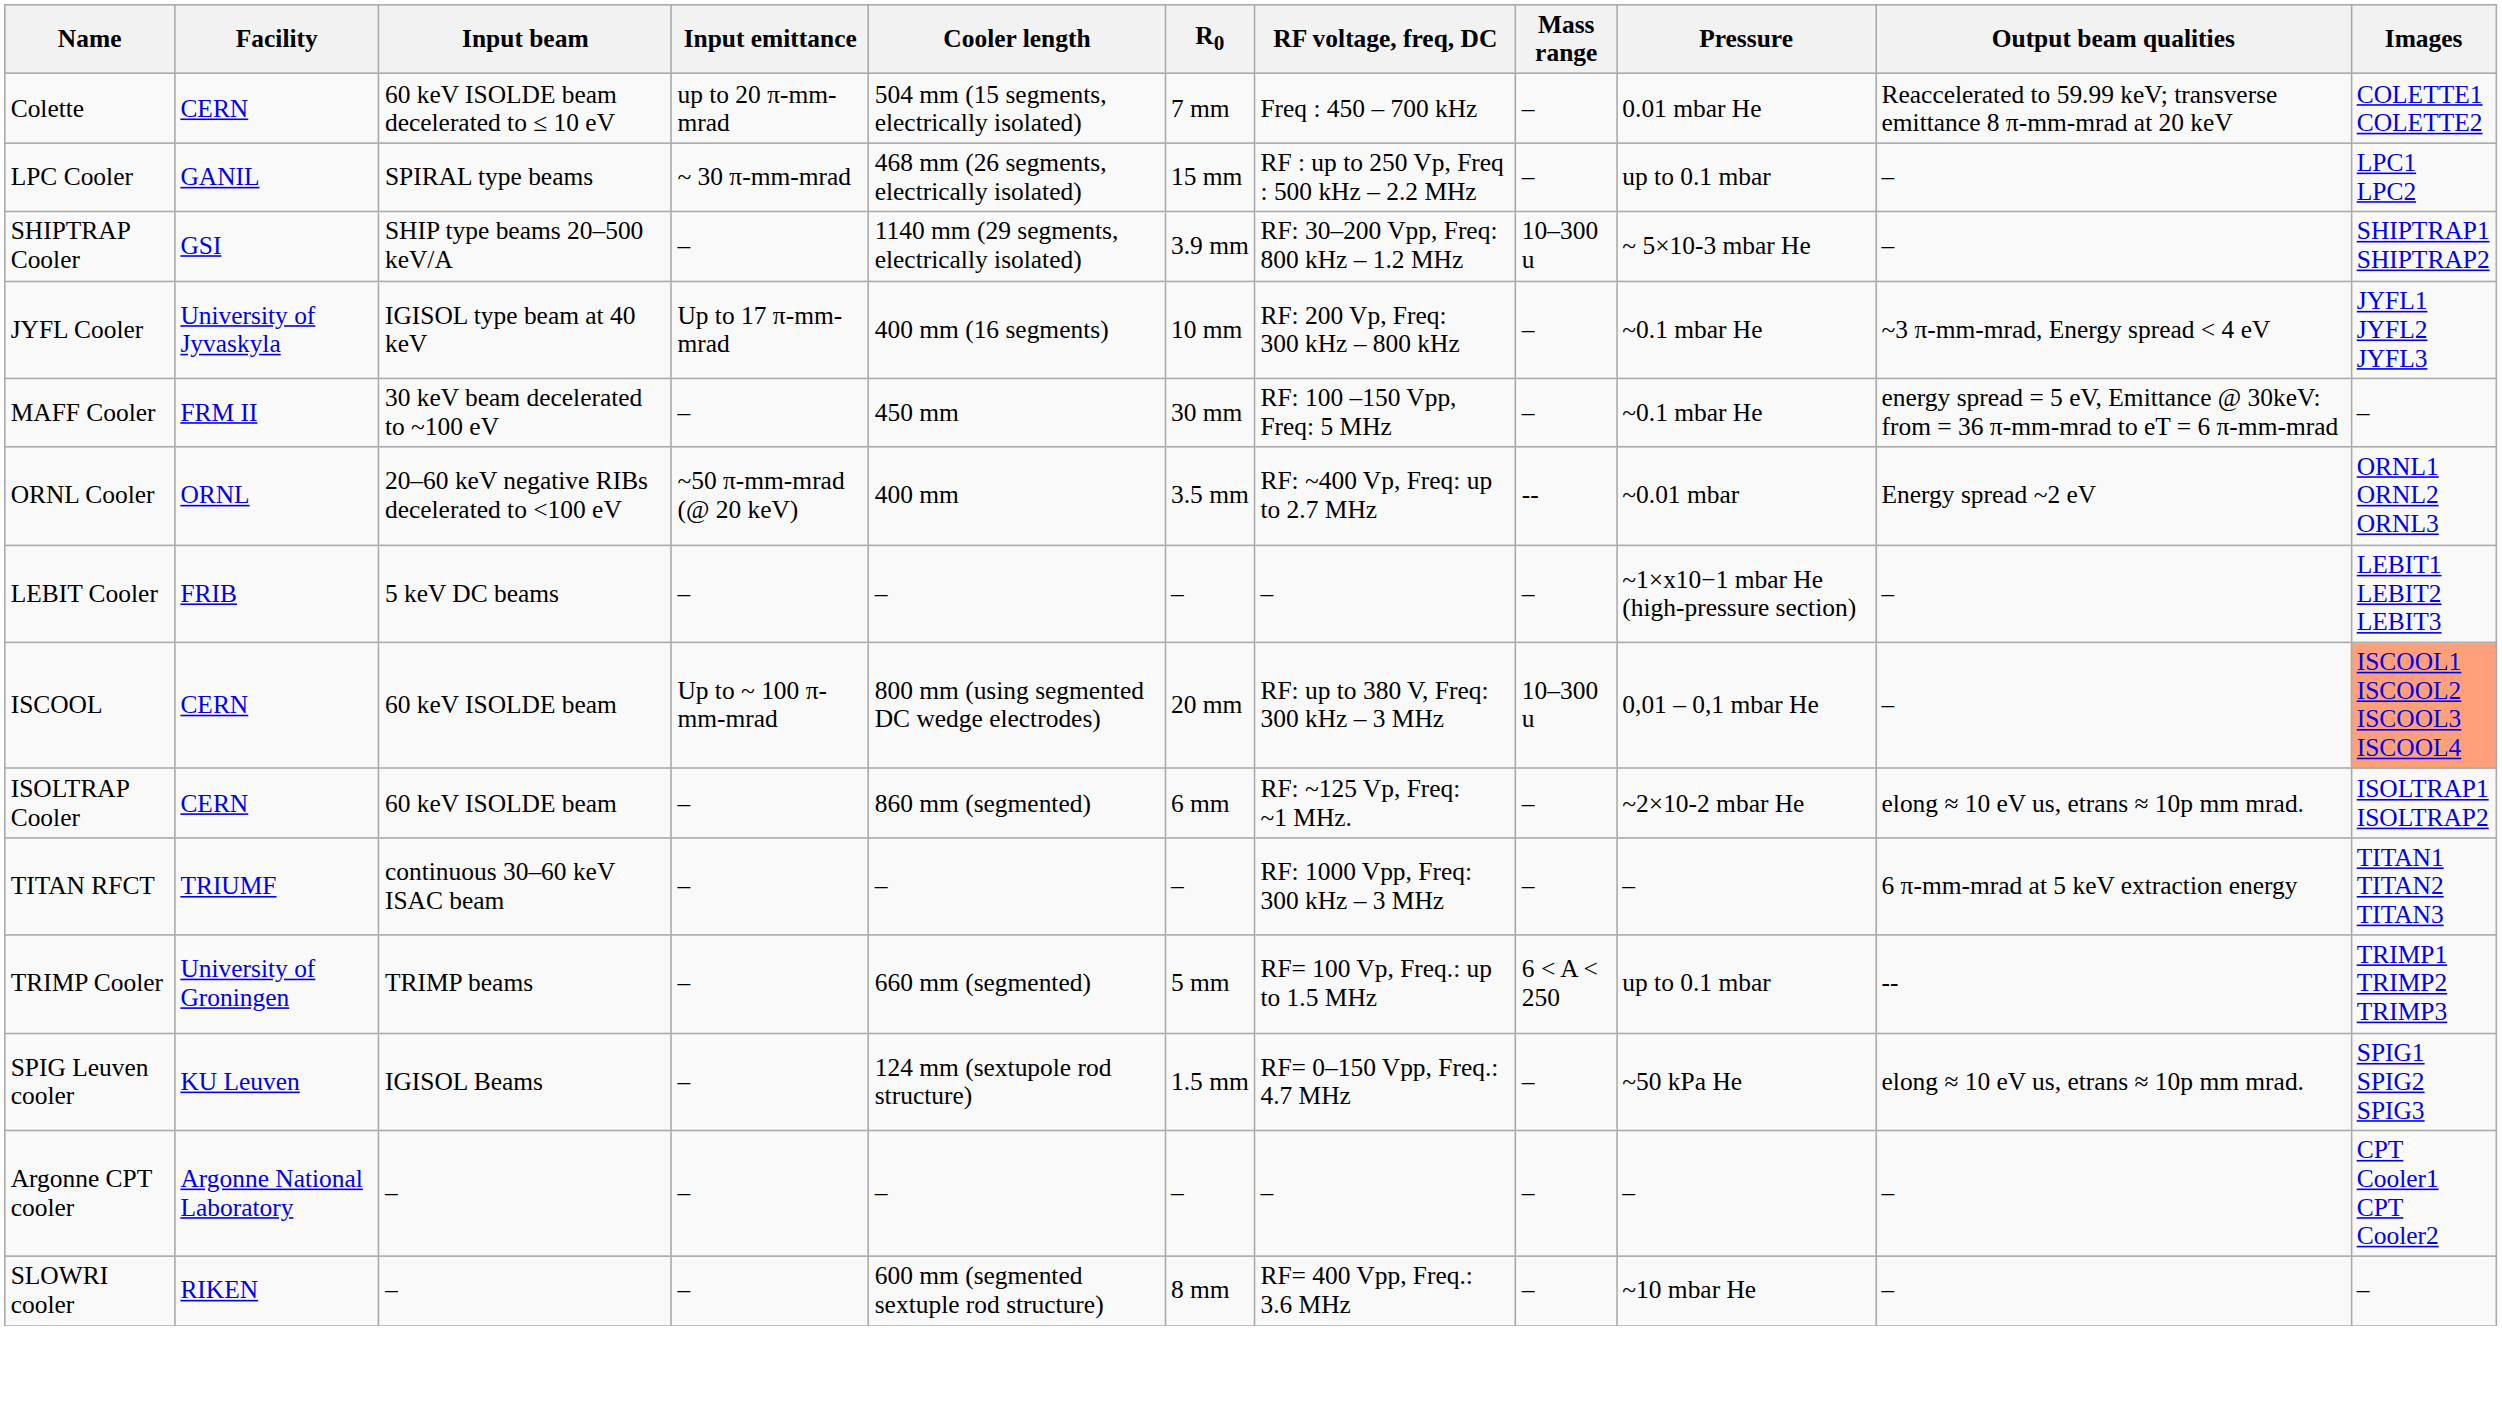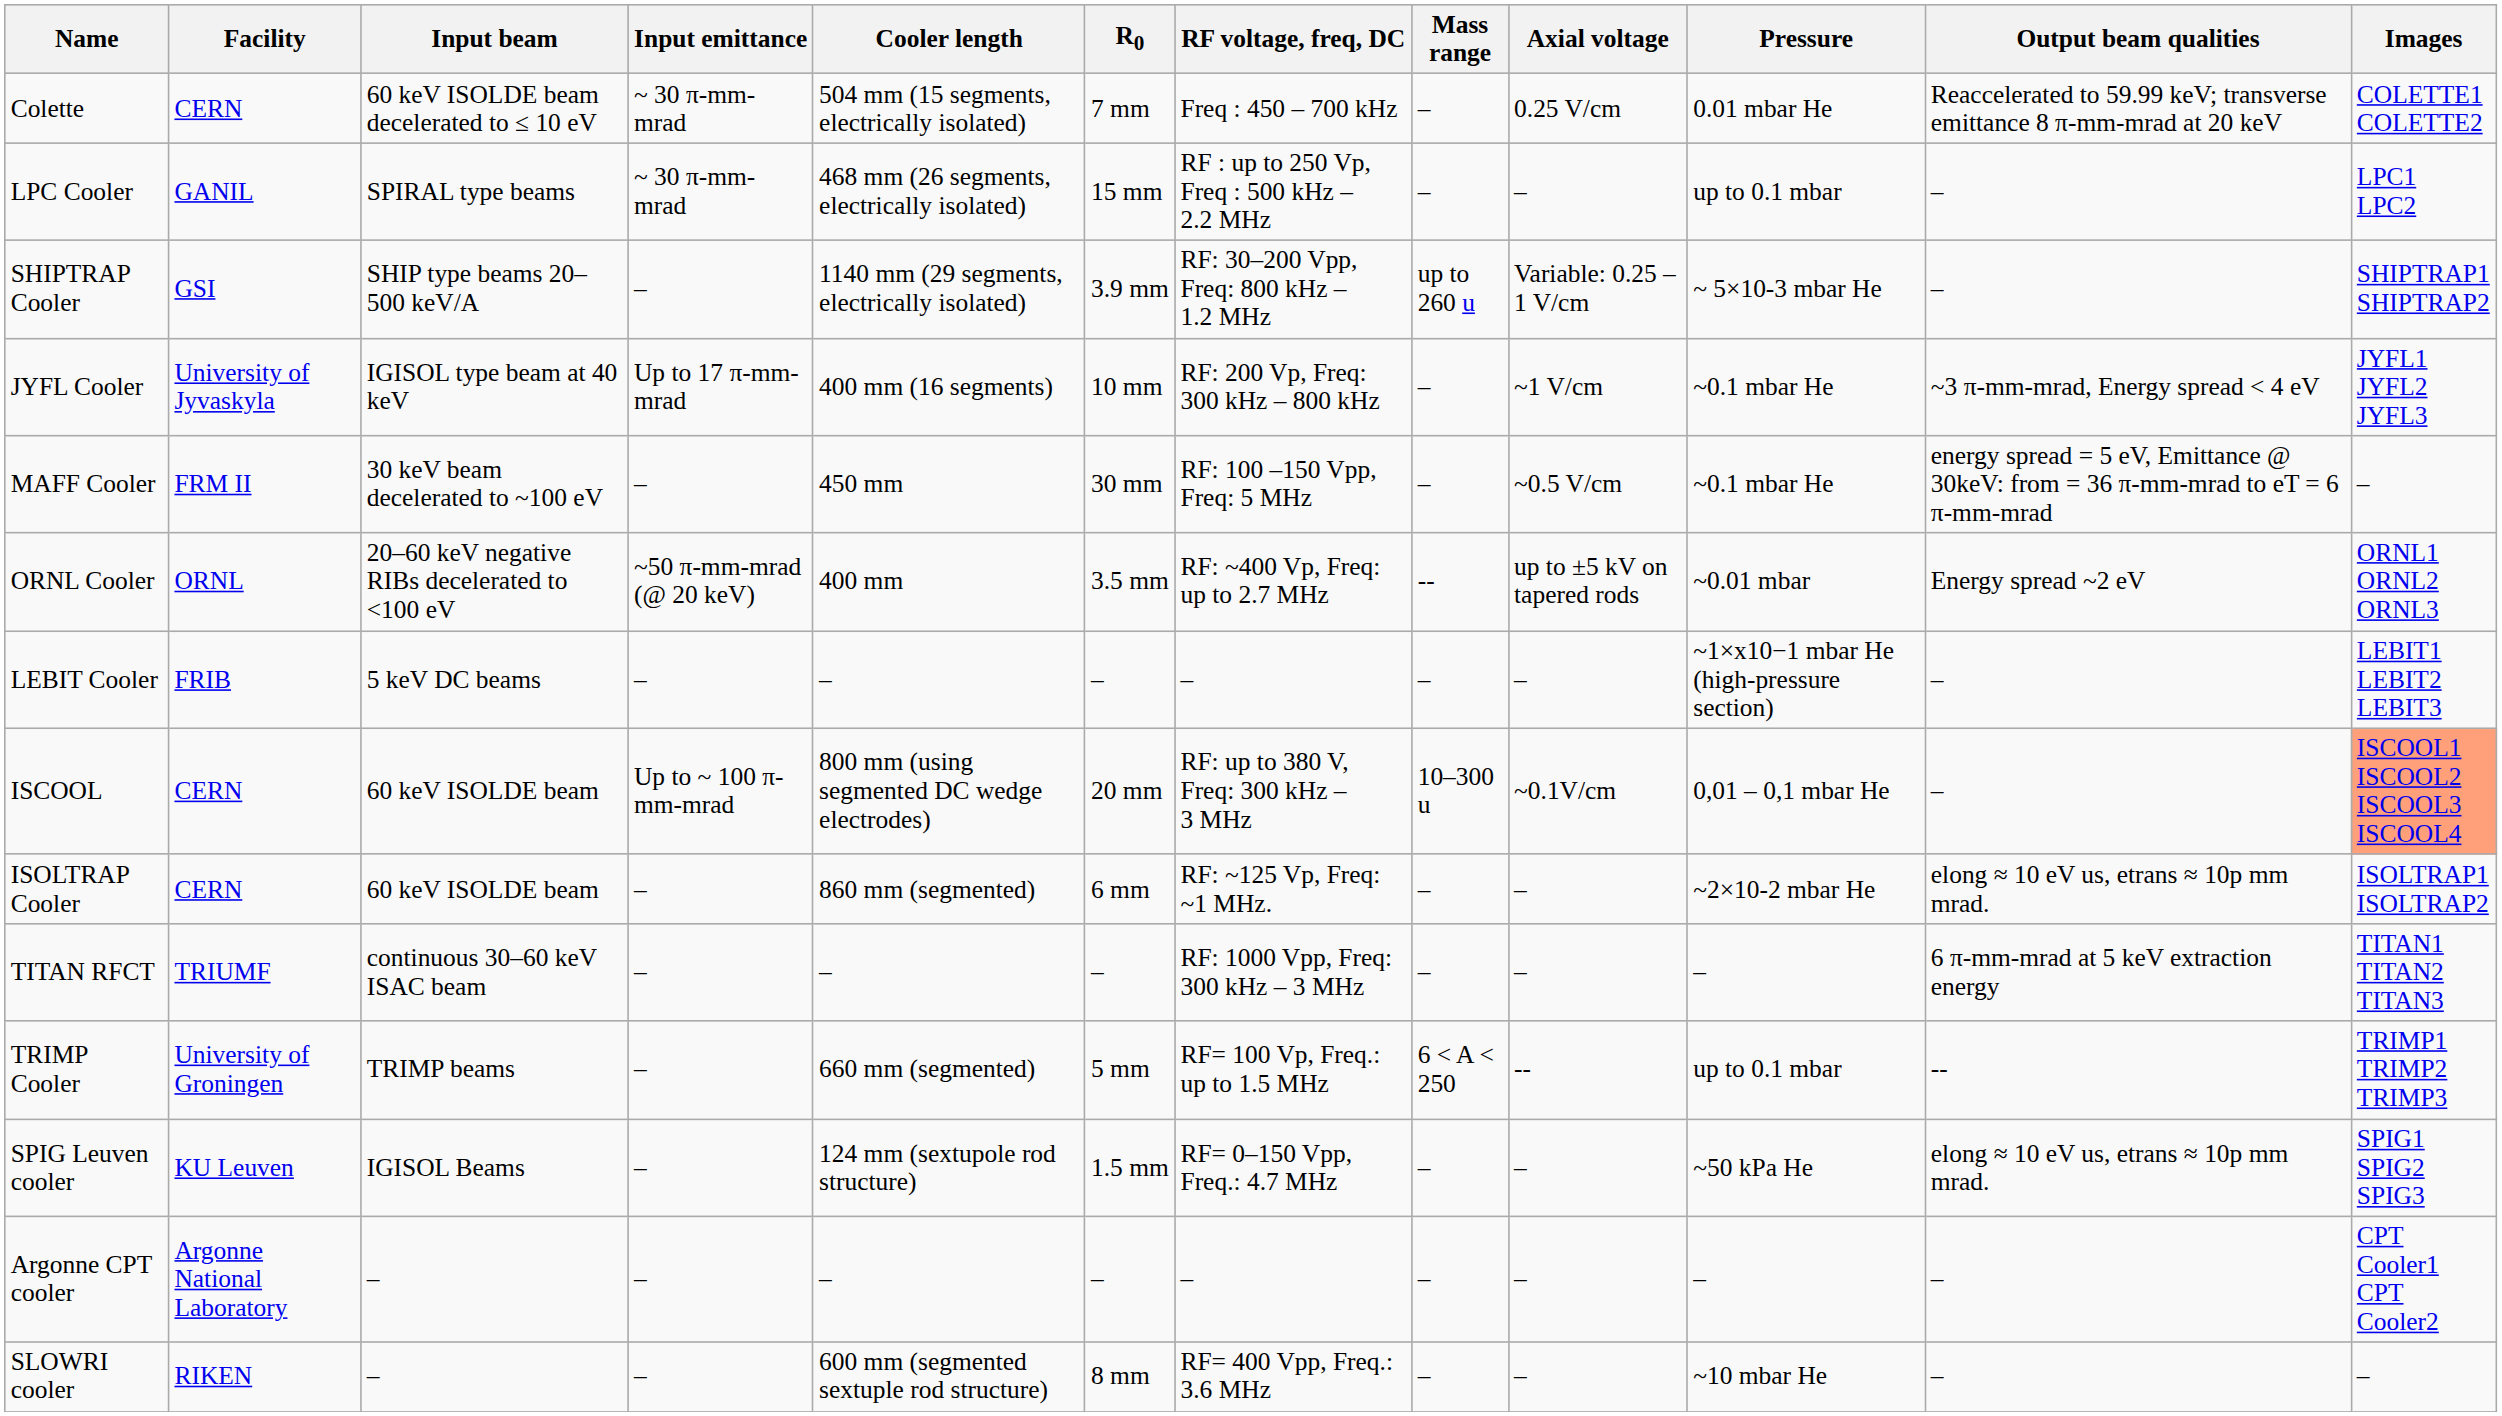+ column: (1598, 38)
(757, 107) up to 20 π-mm-mrad -> (695, 107) ~ 30 π-mm-mrad
(1560, 245) 10–300 u -> (1446, 288) up to 260 u
